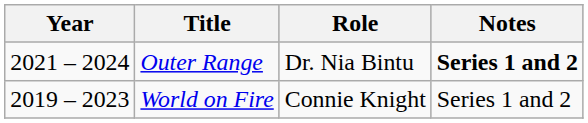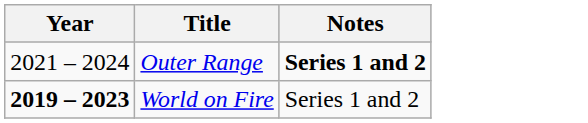- column: (355, 23)
(70, 99) normal -> (70, 99) bold
